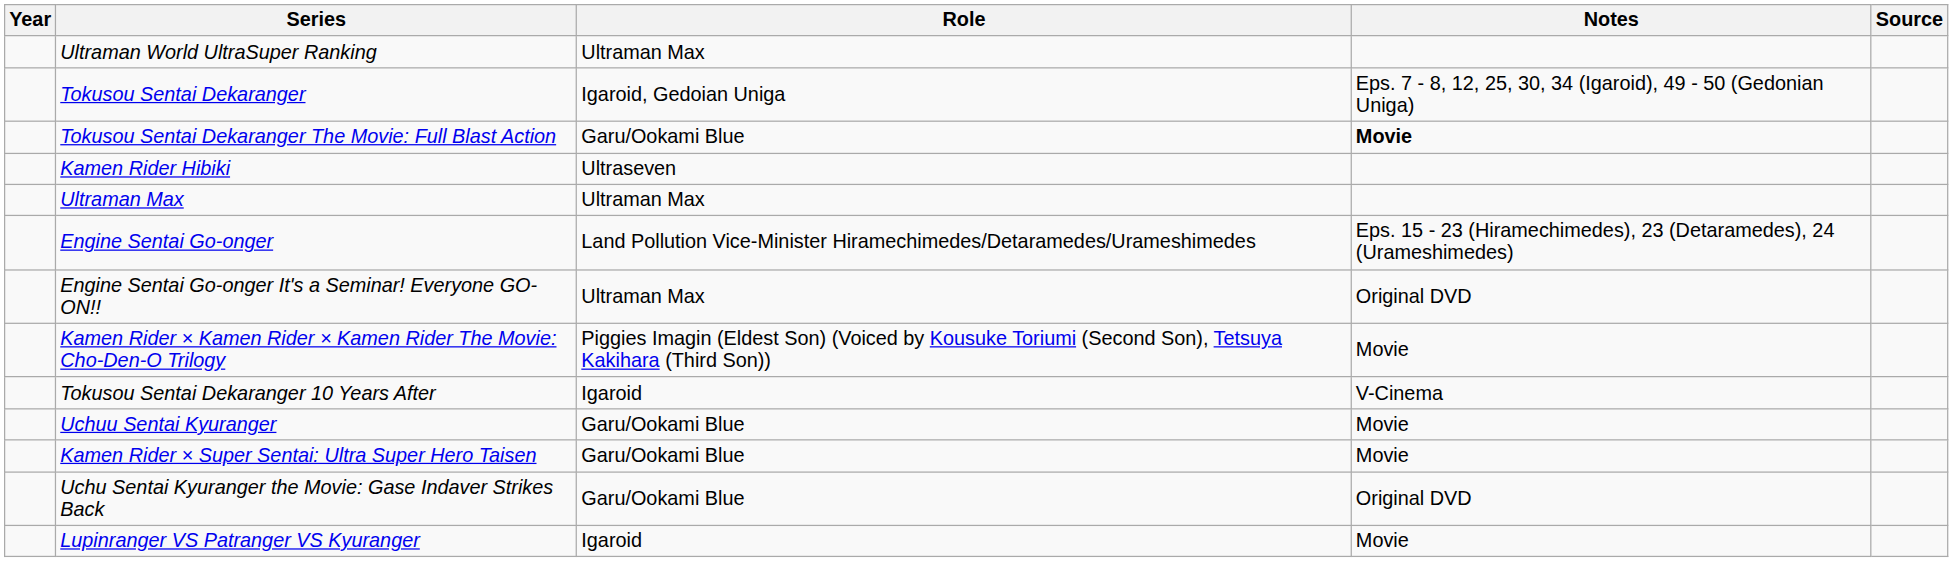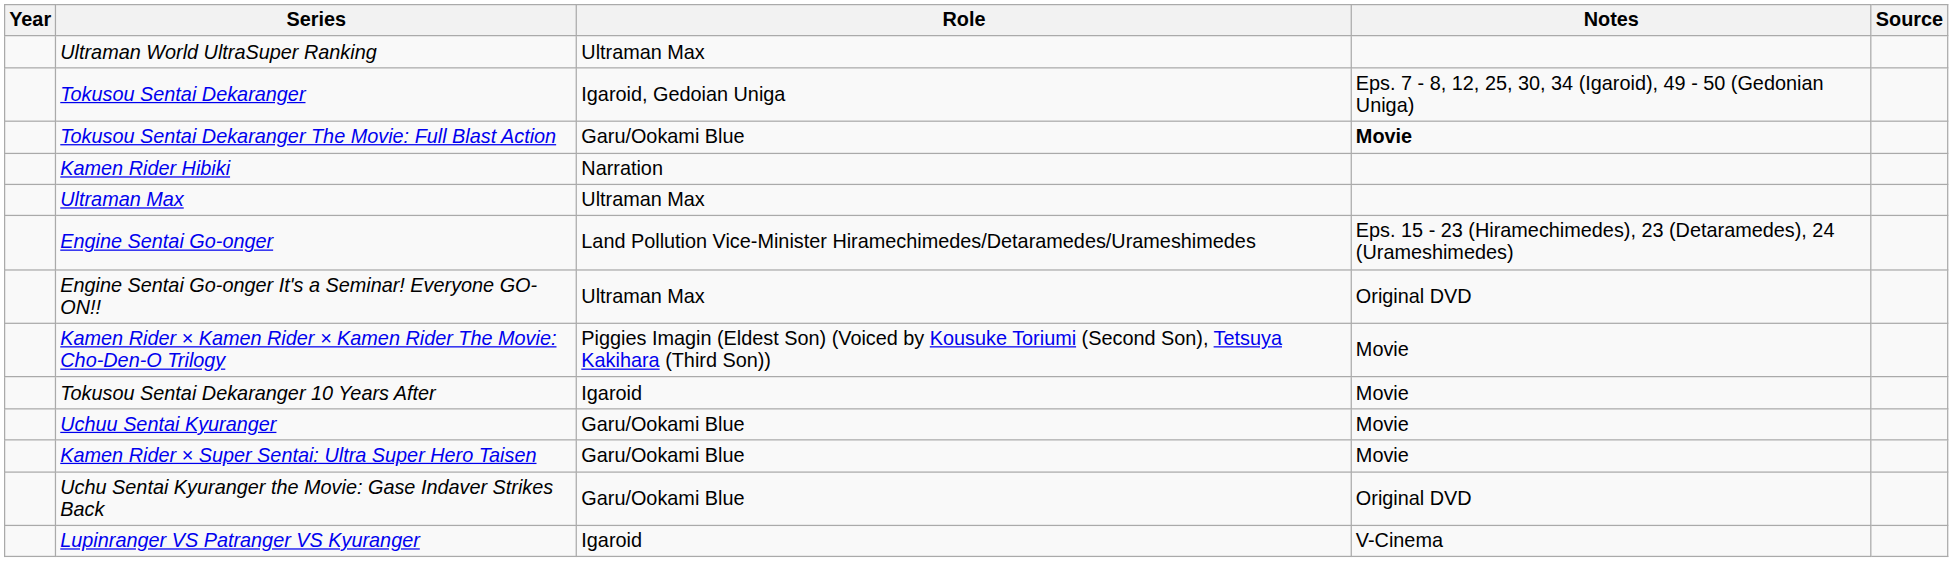(629, 168) Ultraseven -> (622, 168) Narration
(1399, 392) V-Cinema -> (1382, 392) Movie
(1382, 540) Movie -> (1399, 540) V-Cinema
